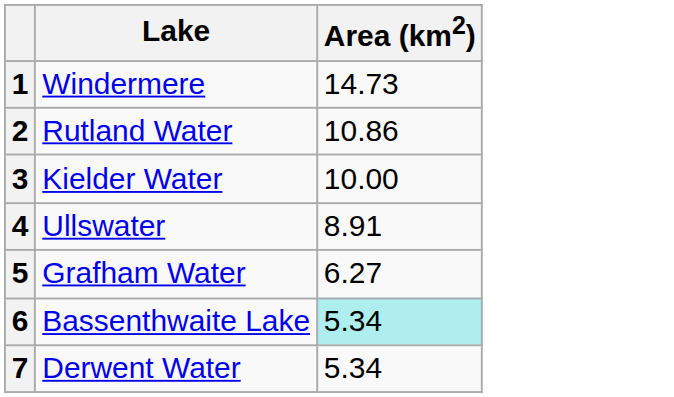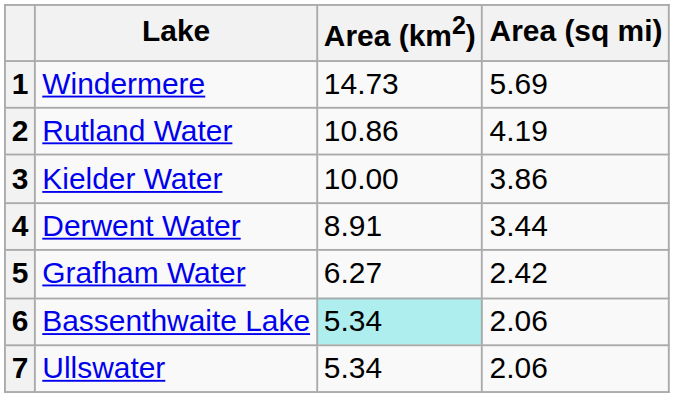+ column: (576, 32)
(104, 226) Ullswater -> (141, 226) Derwent Water
(141, 368) Derwent Water -> (104, 368) Ullswater
